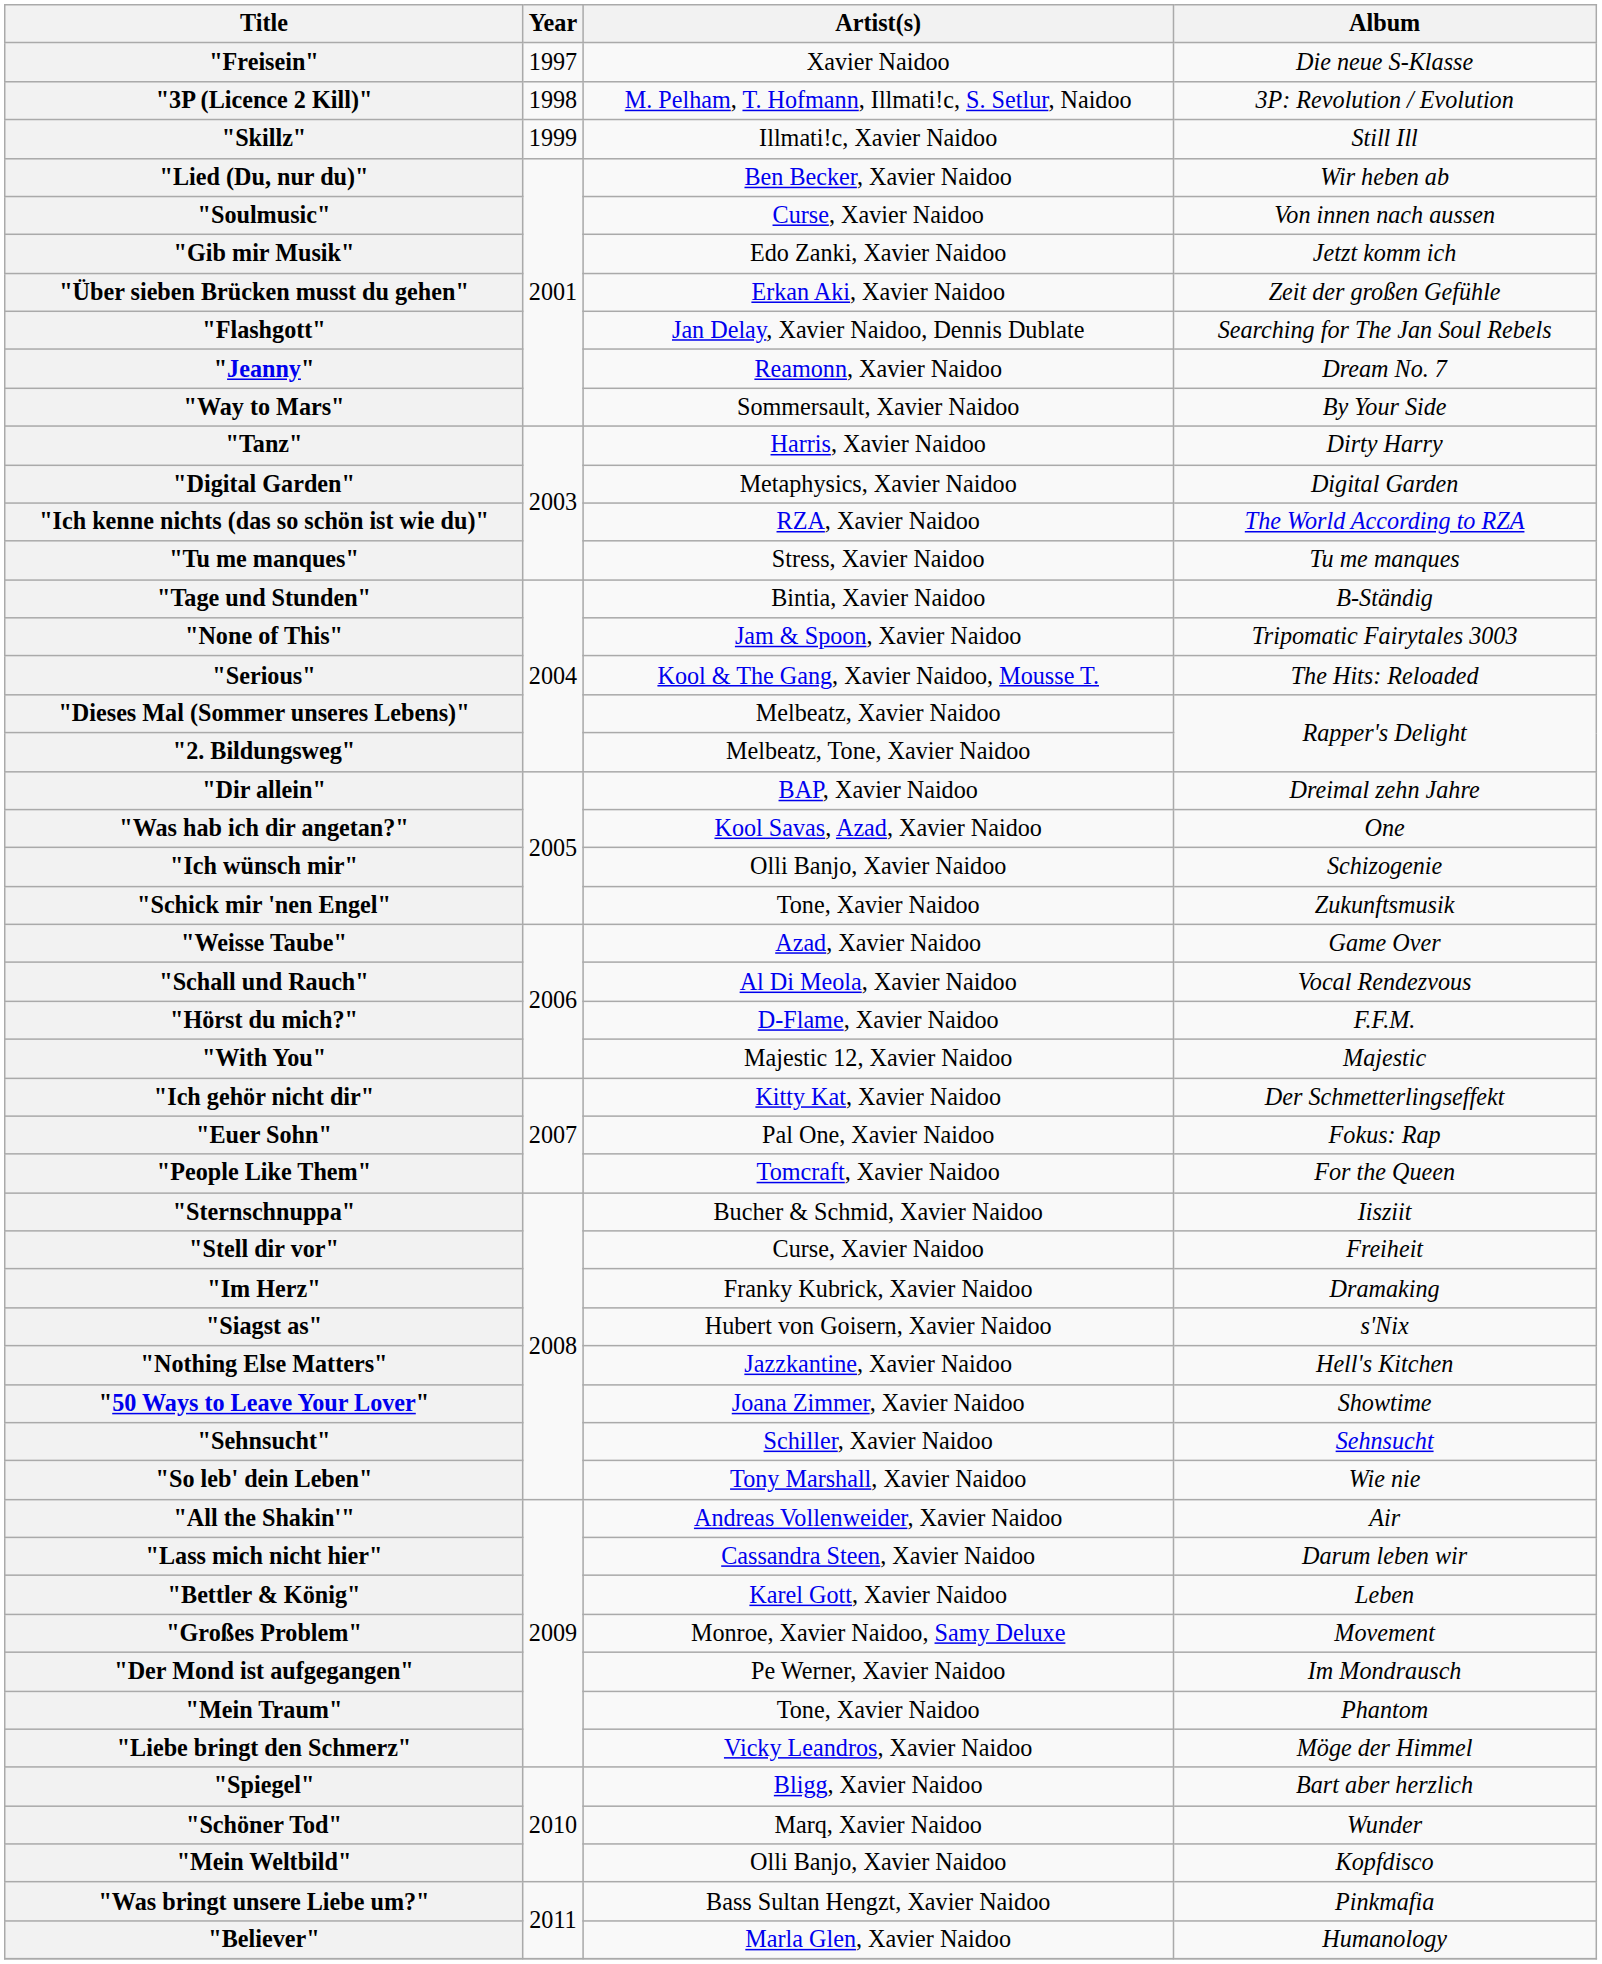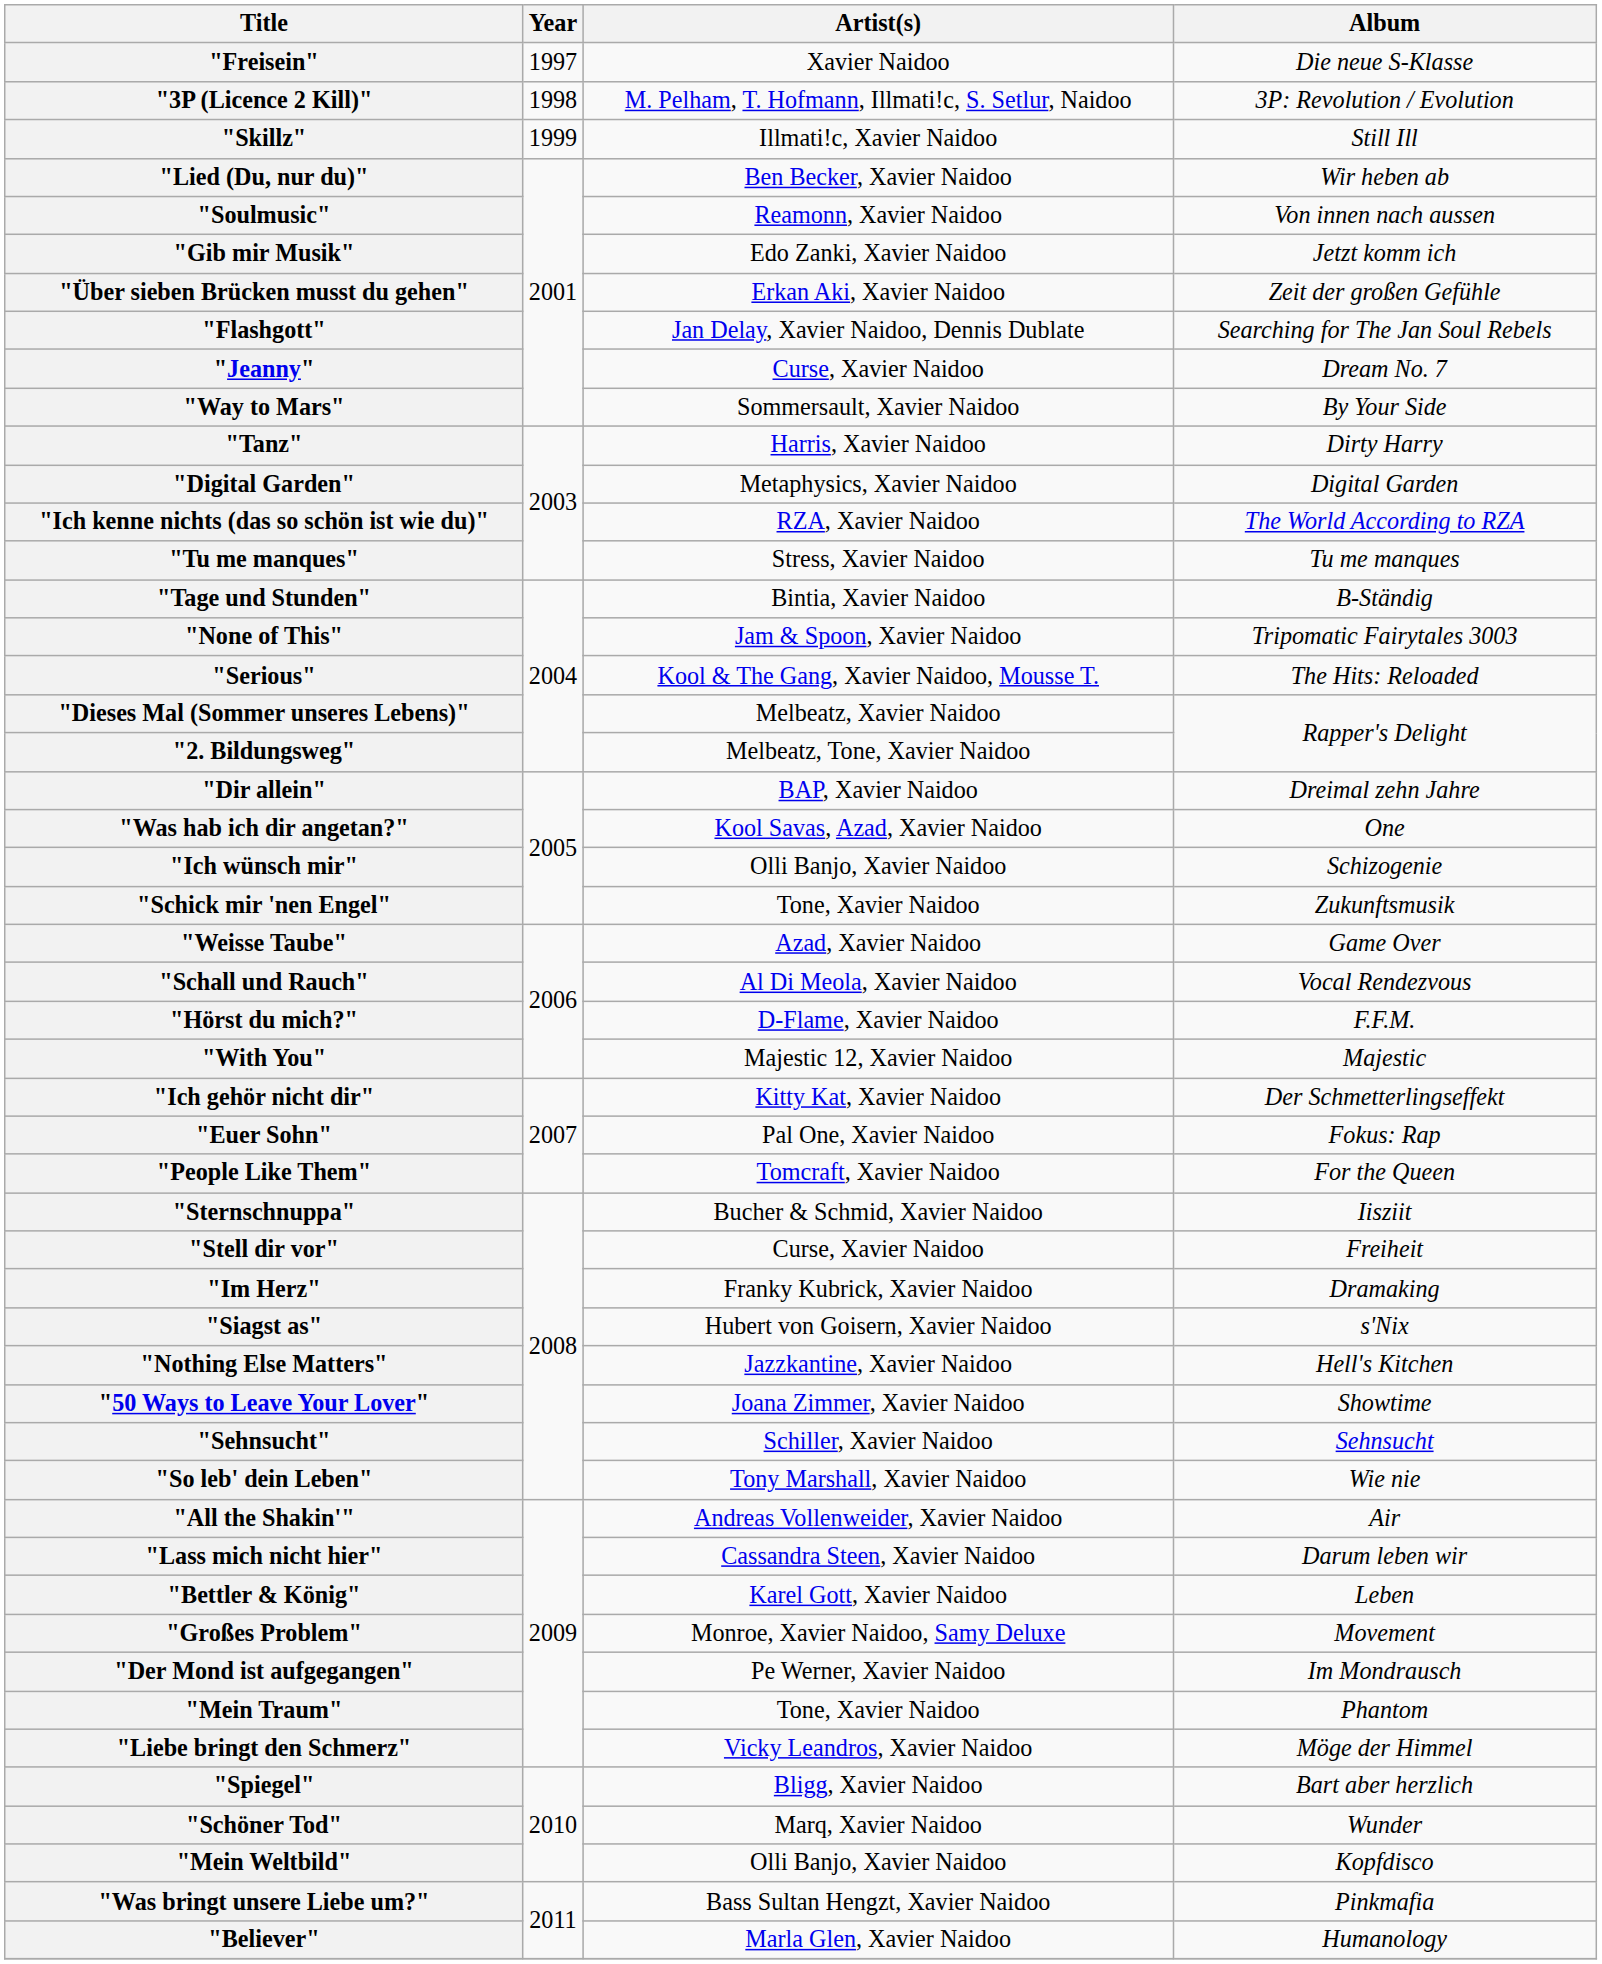(878, 215) Curse, Xavier Naidoo -> (878, 215) Reamonn, Xavier Naidoo
(878, 368) Reamonn, Xavier Naidoo -> (878, 368) Curse, Xavier Naidoo
